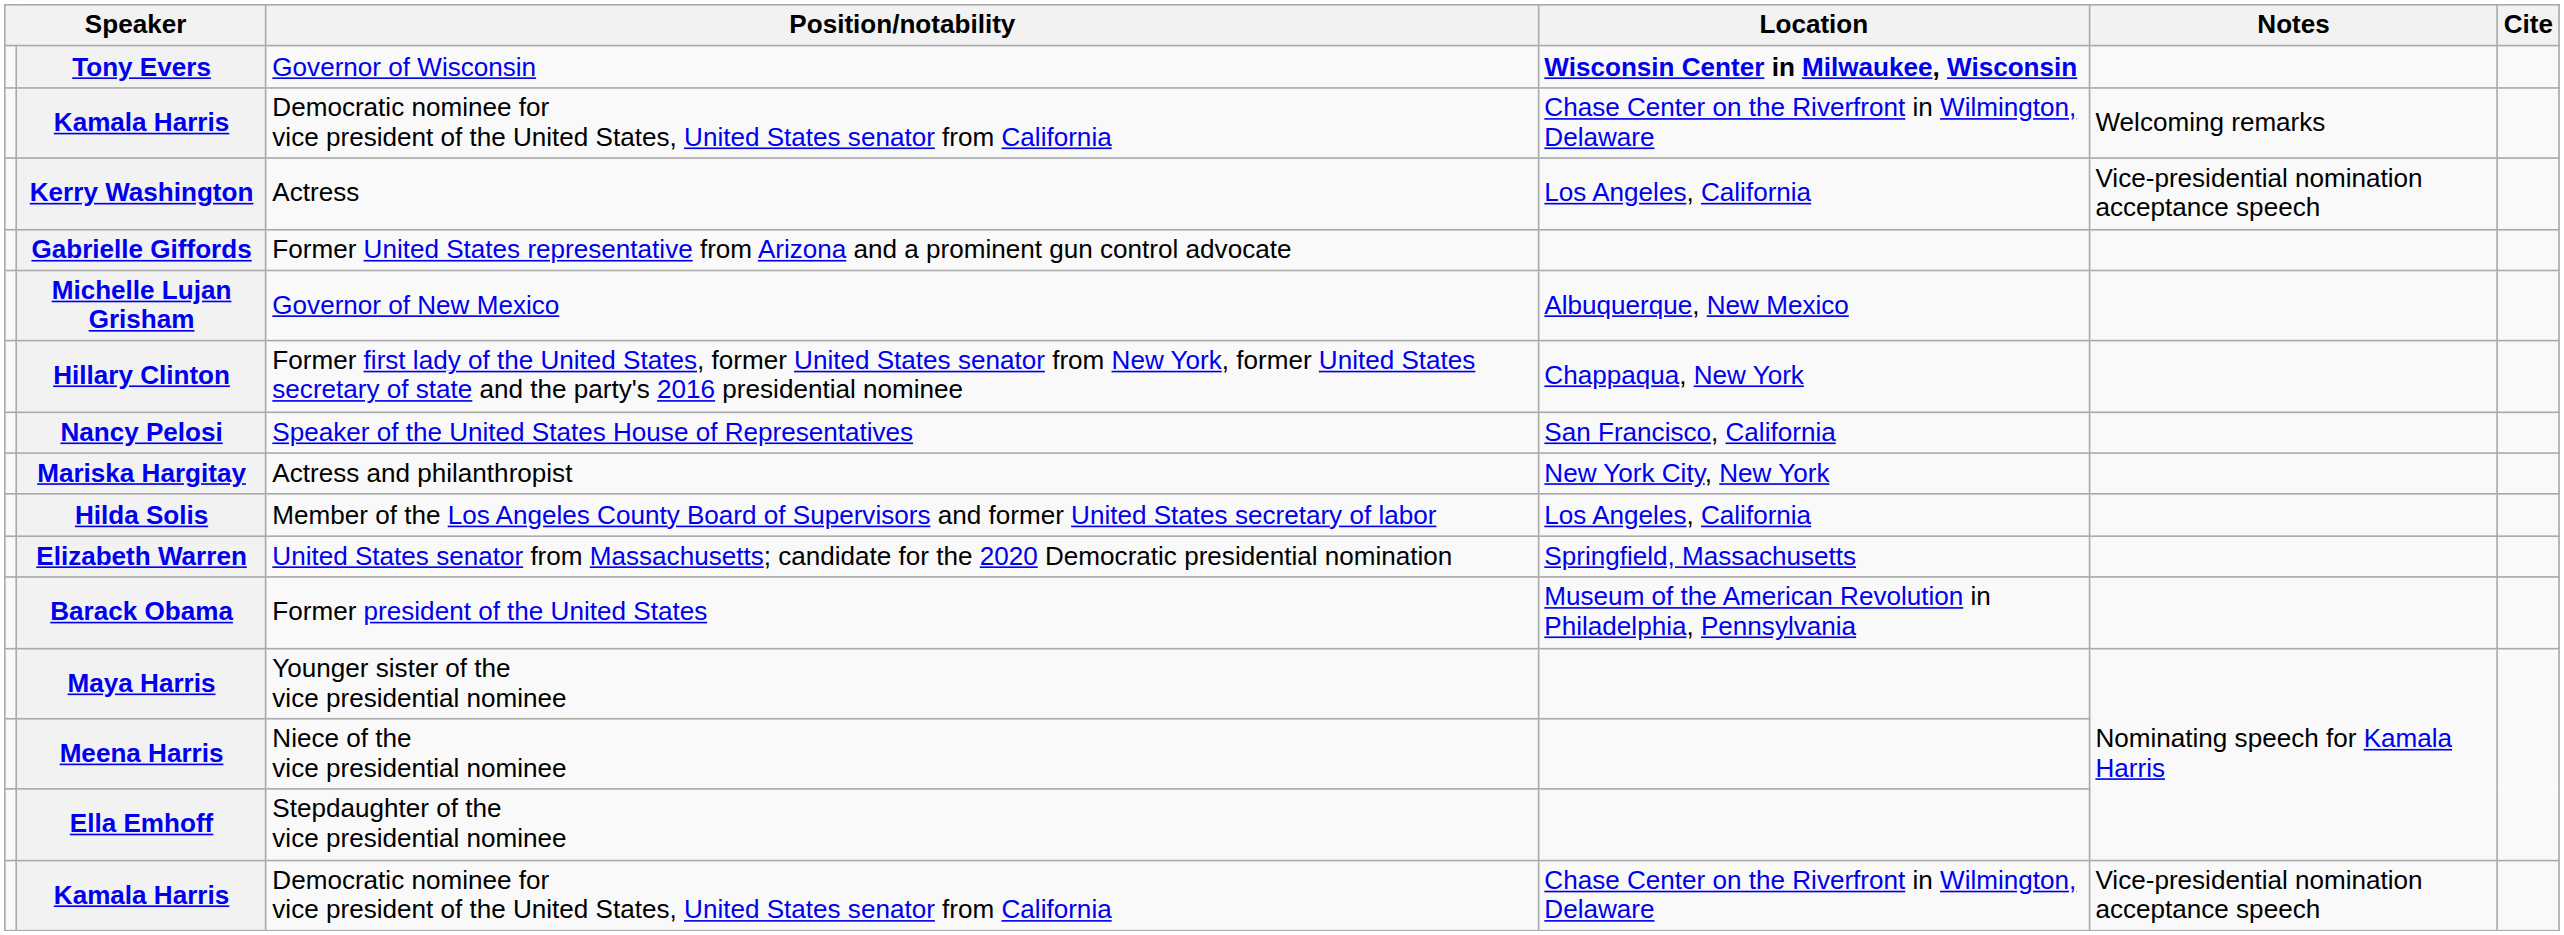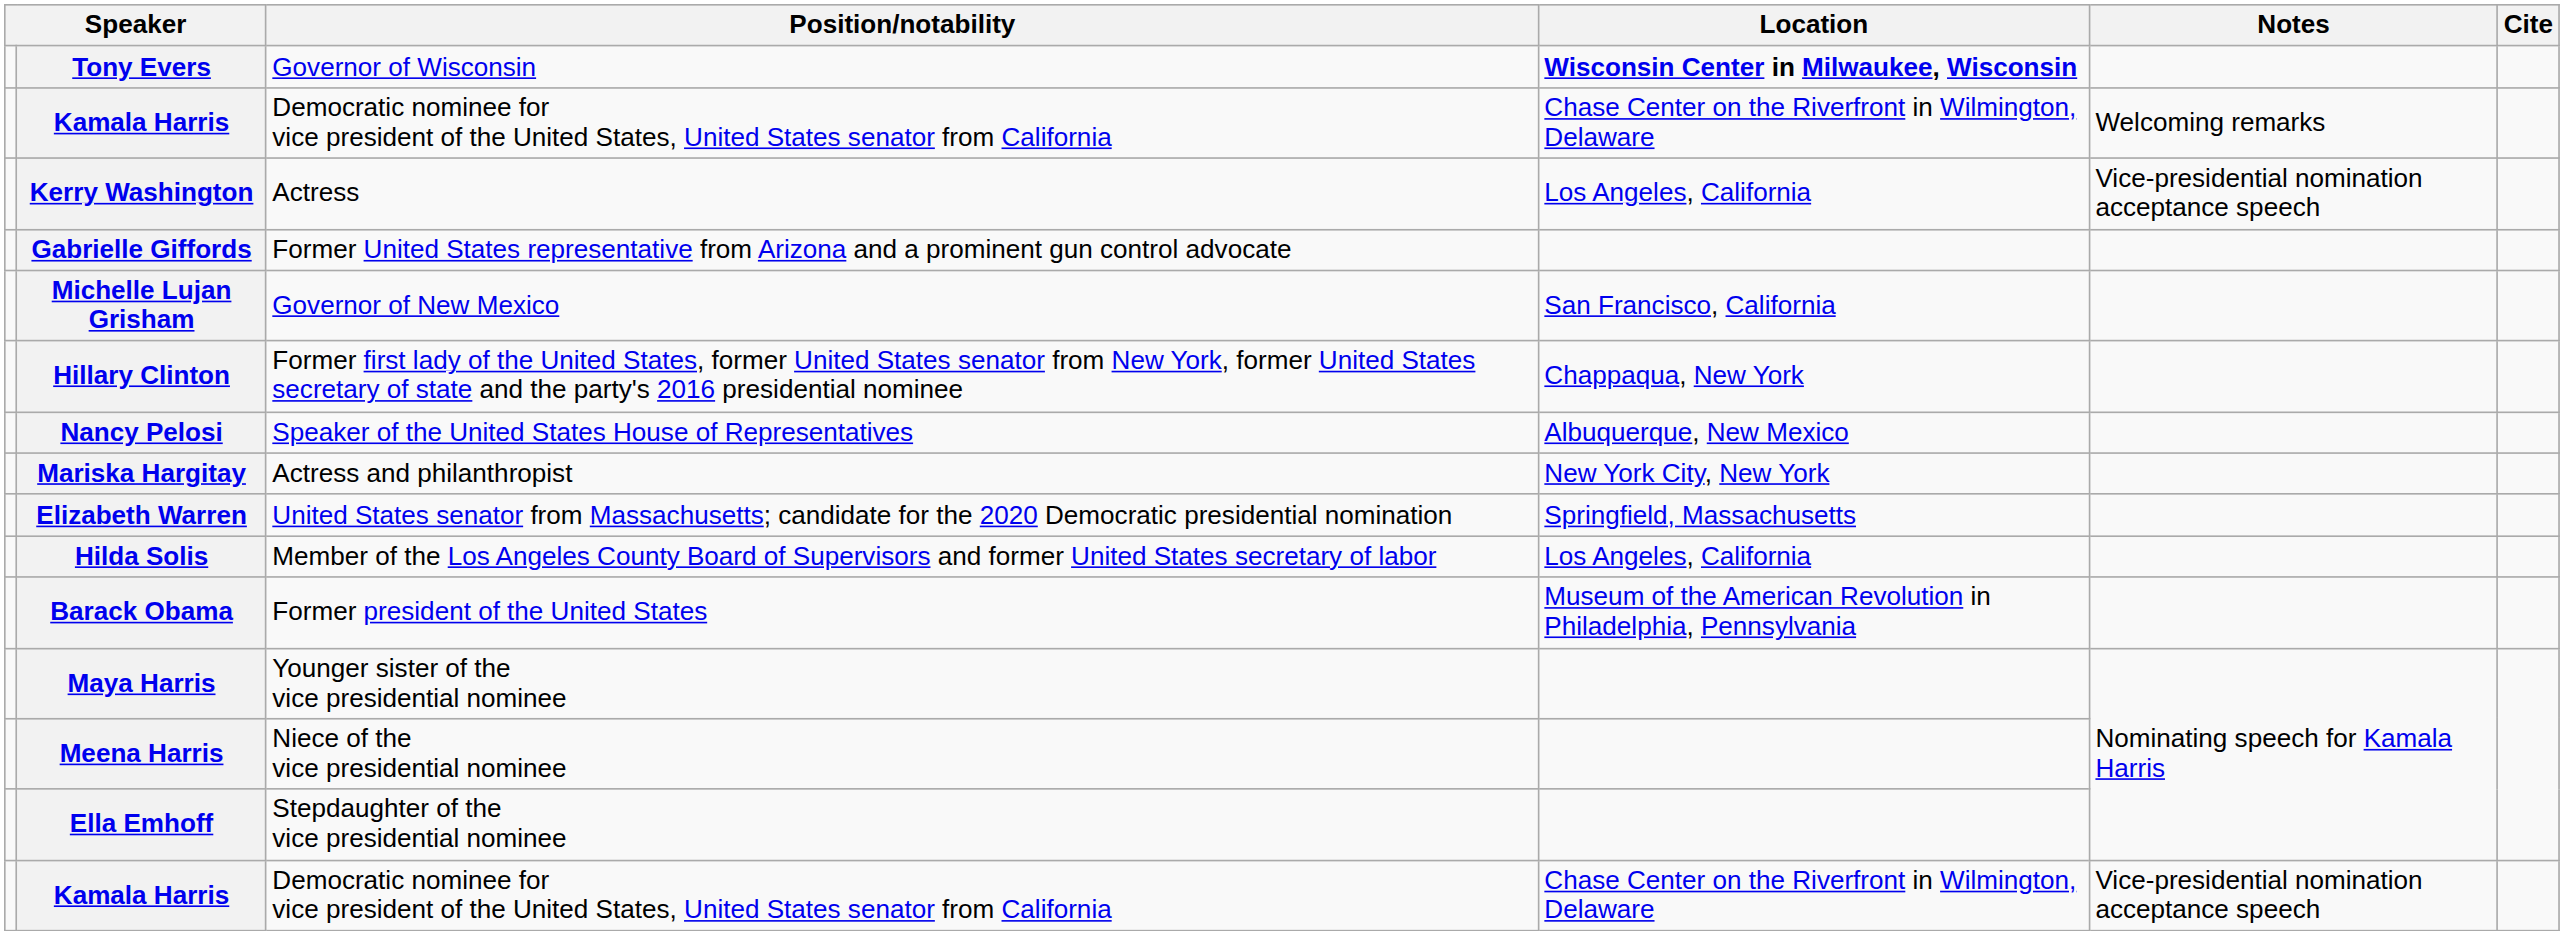(1697, 305) Albuquerque, New Mexico -> (1690, 305) San Francisco, California
(1690, 432) San Francisco, California -> (1697, 432) Albuquerque, New Mexico
rows swapped: (142, 514) <-> (142, 556)
